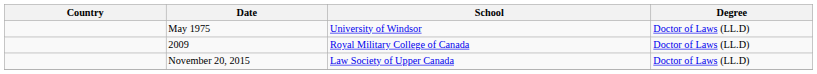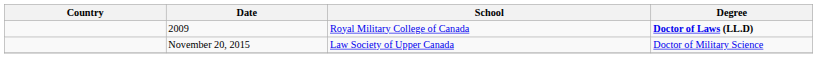- row: (189, 28)
(701, 45) normal -> (703, 28) bold
(701, 61) Doctor of Laws (LL.D) -> (708, 45) Doctor of Military Science
